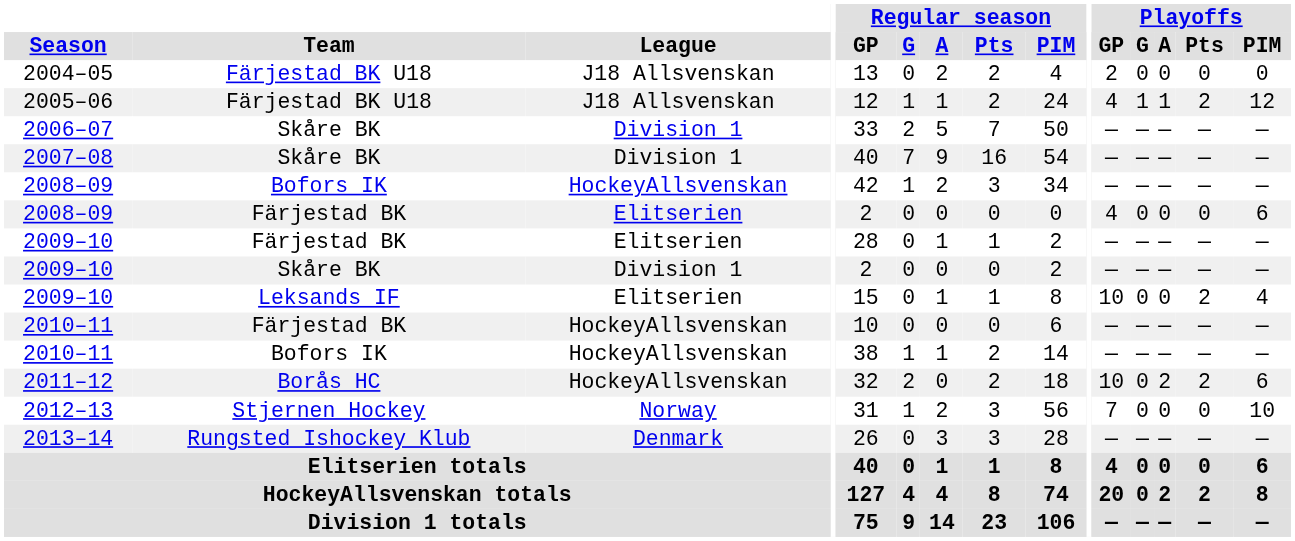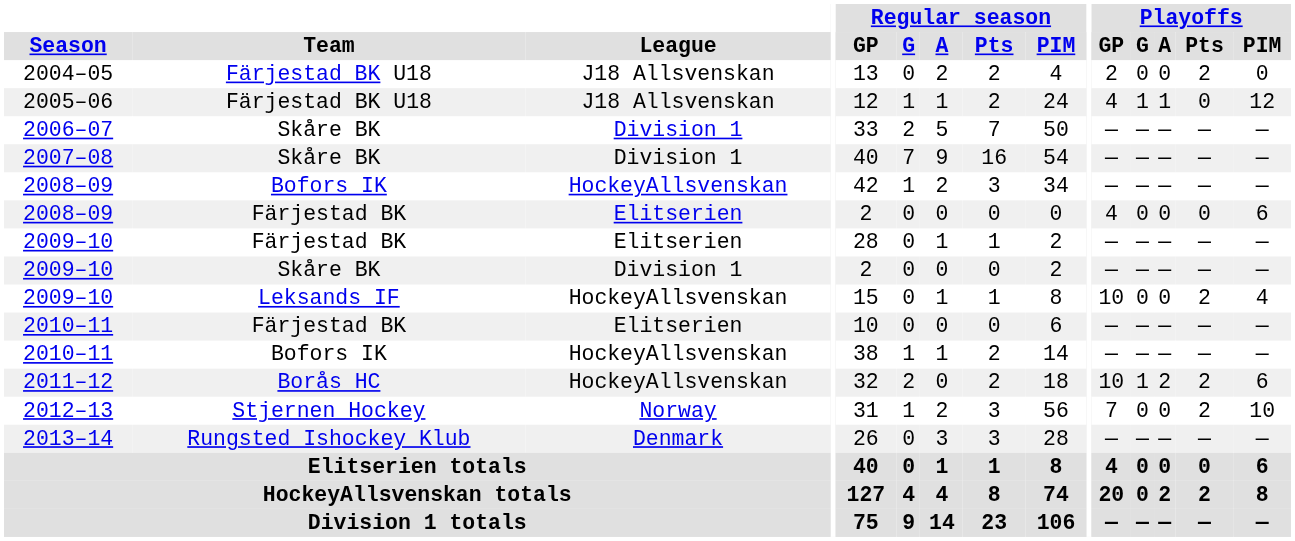(1205, 74) 0 -> (1205, 74) 2
(1205, 102) 2 -> (1205, 102) 0
(678, 299) Elitserien -> (678, 299) HockeyAllsvenskan
(678, 327) HockeyAllsvenskan -> (678, 327) Elitserien
(1142, 383) 0 -> (1142, 383) 1
(1205, 411) 0 -> (1205, 411) 2
